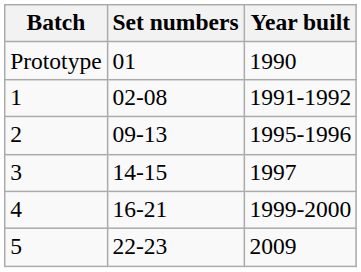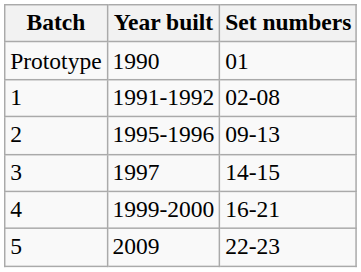columns swapped: (176, 23) <-> (300, 23)
